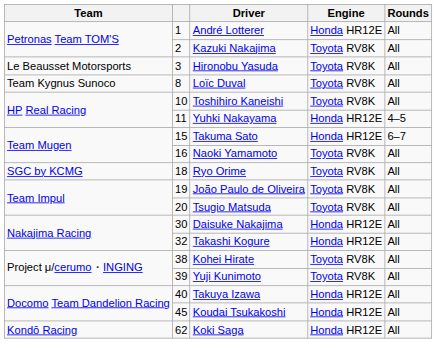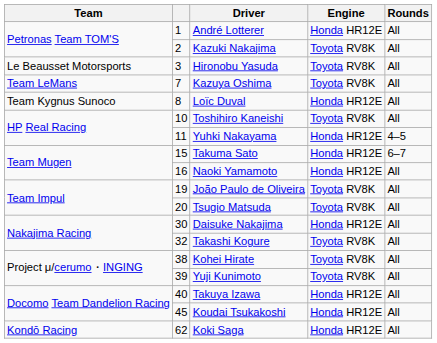+ row: (232, 83)
(343, 83) Toyota RV8K -> (346, 101) Honda HR12E
(343, 153) Toyota RV8K -> (346, 171) Honda HR12E
- row: (219, 171)
(346, 241) Honda HR12E -> (343, 241) Toyota RV8K
